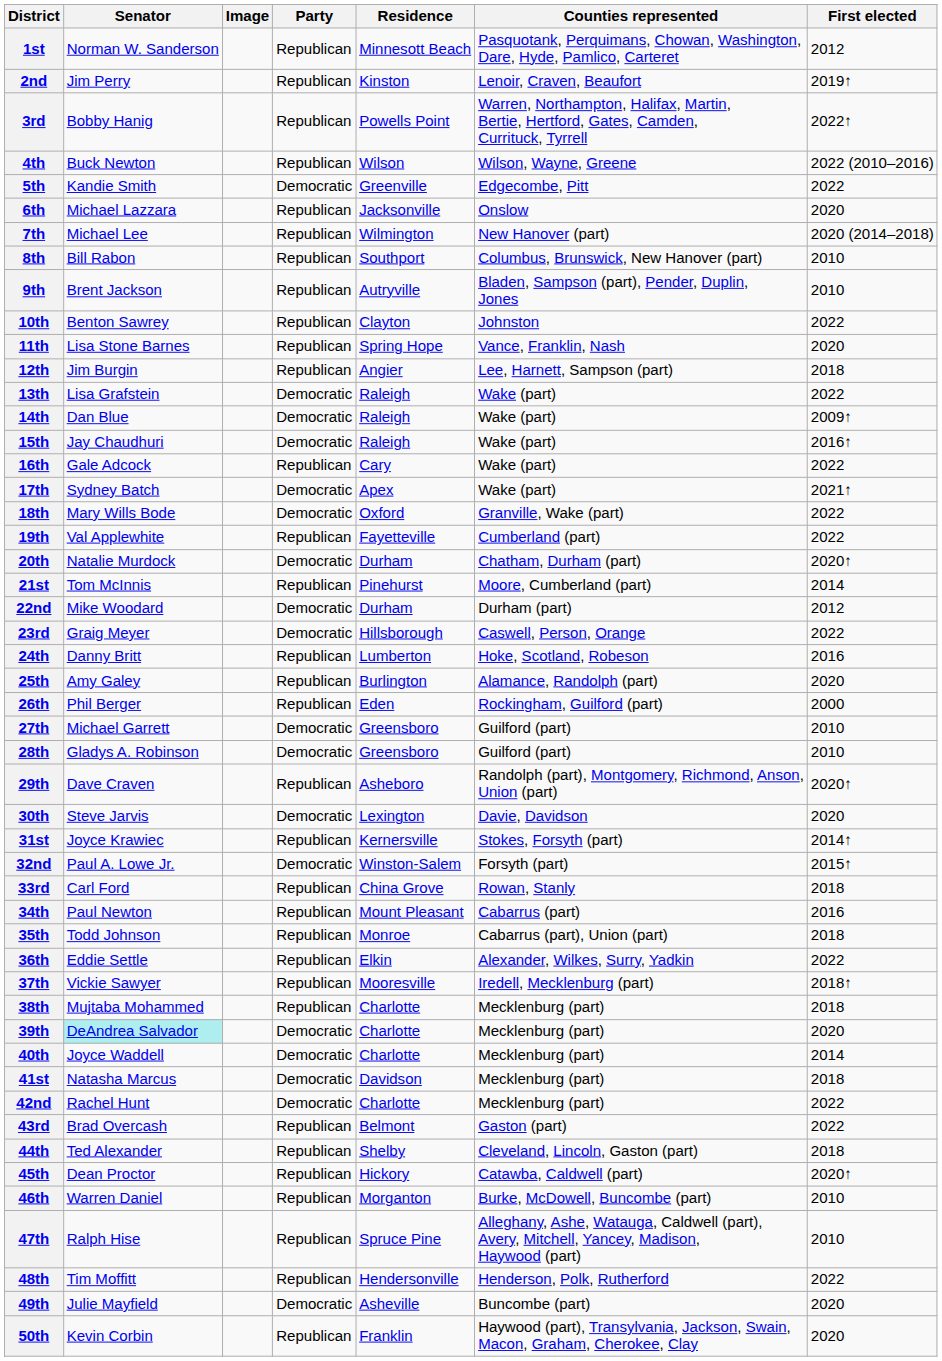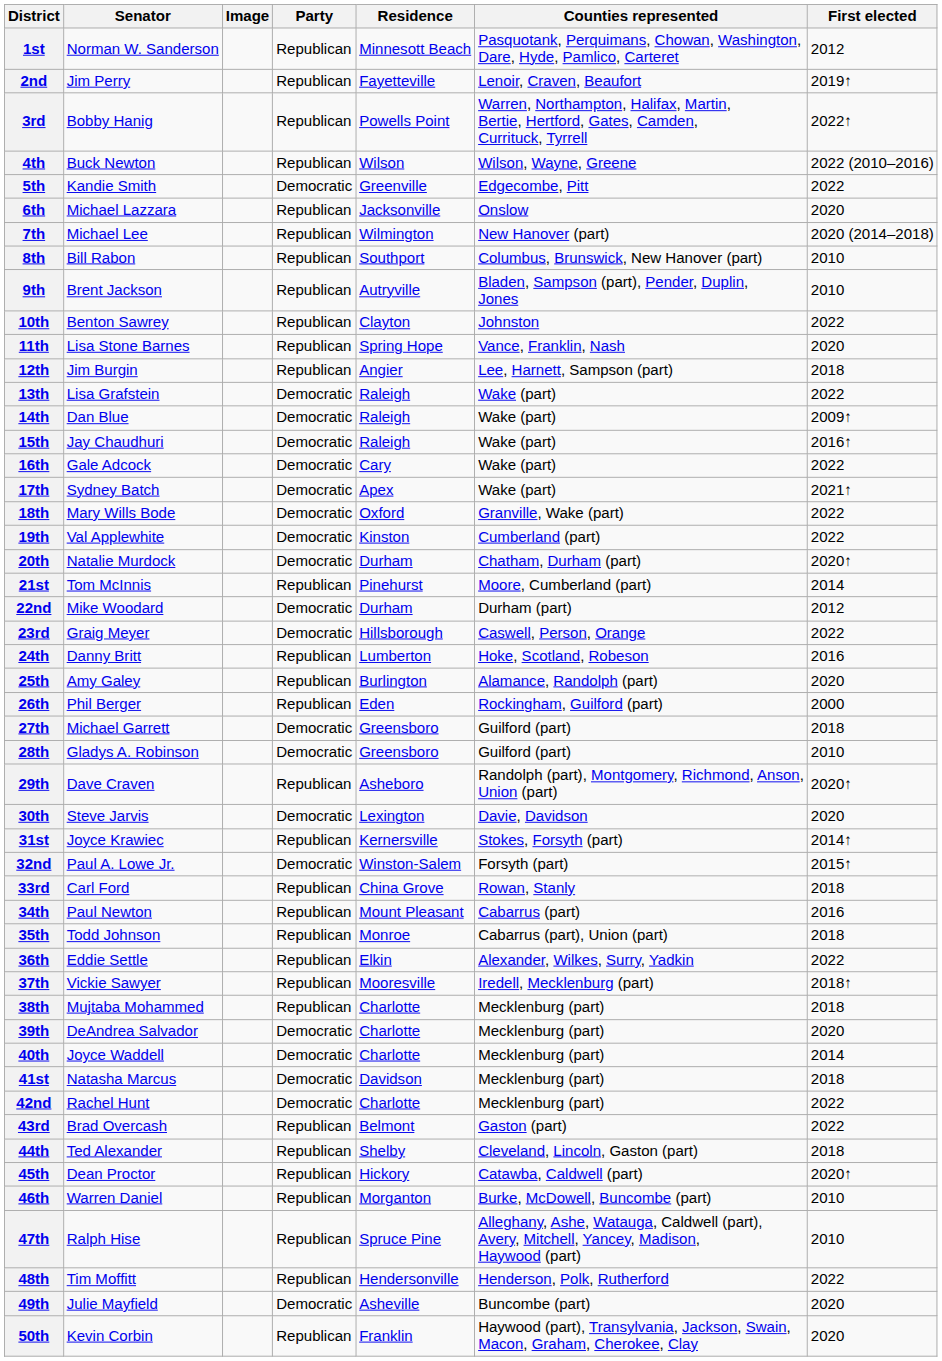(384, 81) Kinston -> (397, 81) Fayetteville
(314, 465) Republican -> (314, 465) Democratic
(314, 537) Republican -> (314, 537) Democratic
(397, 537) Fayetteville -> (384, 537) Kinston
(828, 728) 2010 -> (828, 728) 2018
(132, 1031) paleturquoise background -> (132, 1031) no background
